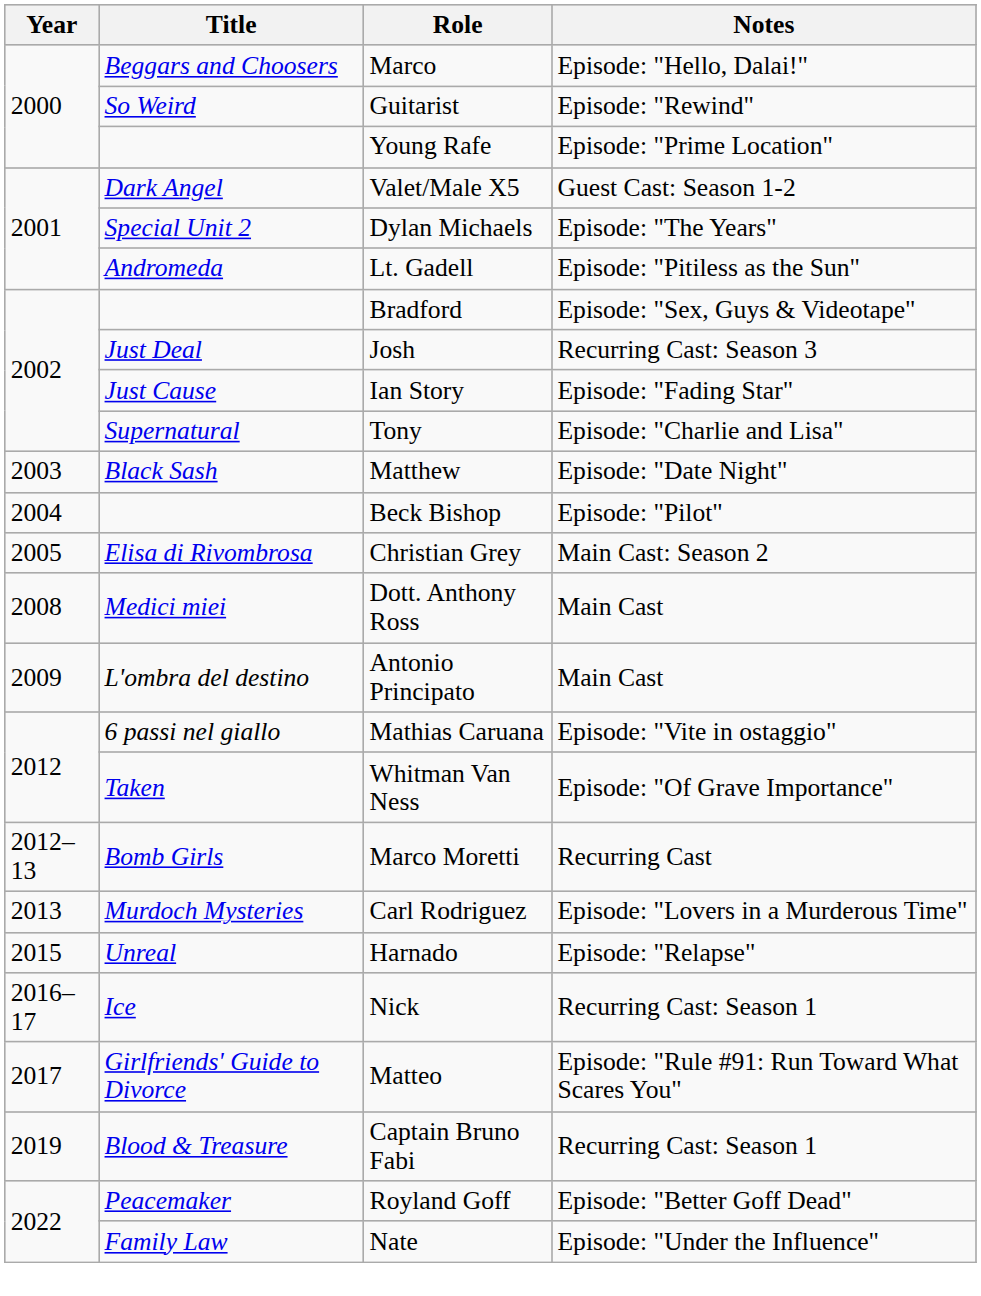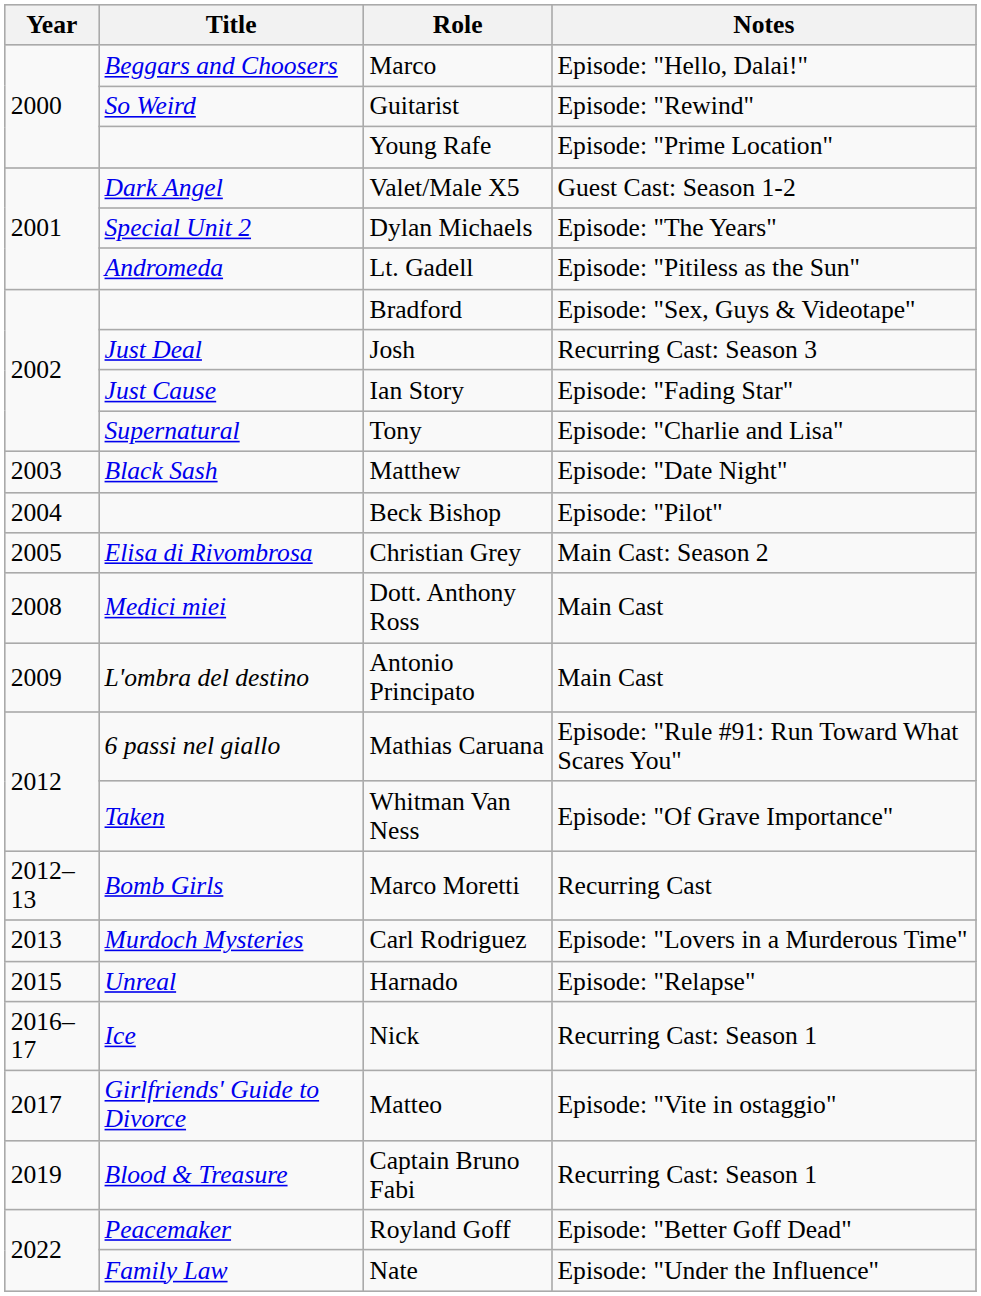(697, 732) Episode: "Vite in ostaggio" -> (758, 746) Episode: "Rule #91: Run Toward What Scares You"
(758, 1076) Episode: "Rule #91: Run Toward What Scares You" -> (697, 1105) Episode: "Vite in ostaggio"
